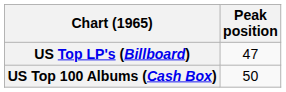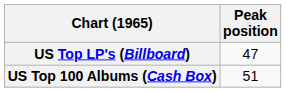(250, 76) 50 -> (250, 76) 51
